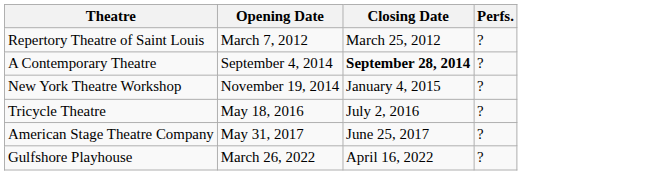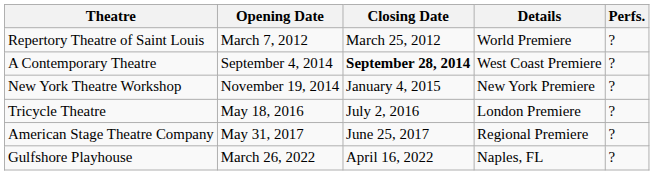+ column: (539, 16)
